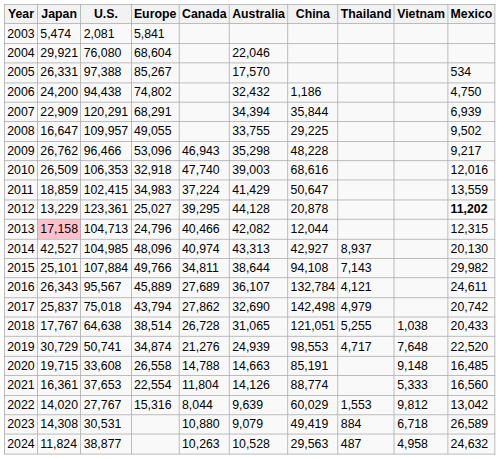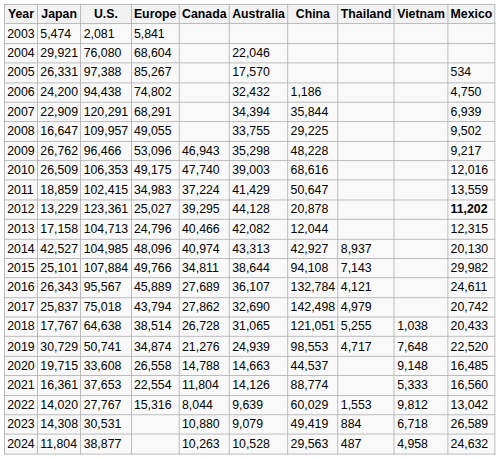(153, 170) 32,918 -> (153, 170) 49,175
(59, 229) pink background -> (59, 229) no background
(309, 365) 85,191 -> (309, 365) 44,537
(59, 444) 11,824 -> (59, 444) 11,804
